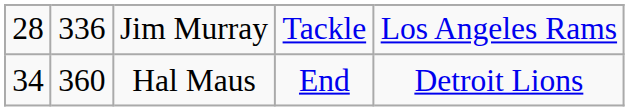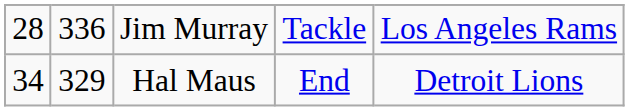(82, 79) 360 -> (82, 79) 329
